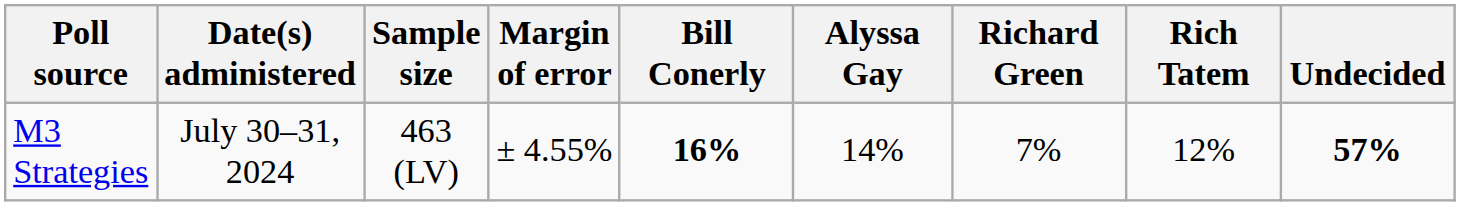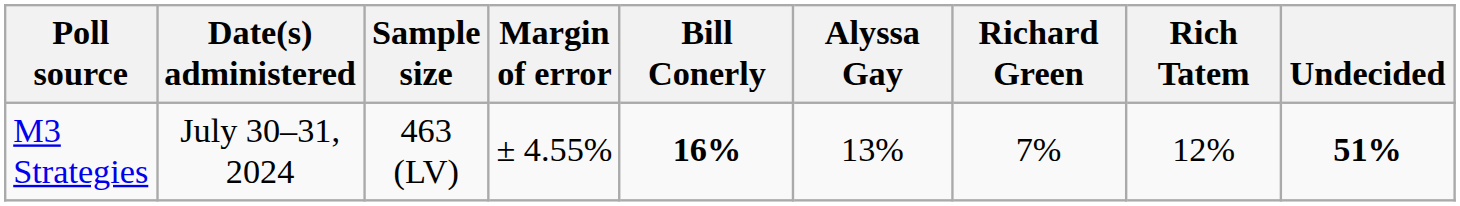(872, 150) 14% -> (872, 150) 13%
(1368, 150) 57% -> (1368, 150) 51%
